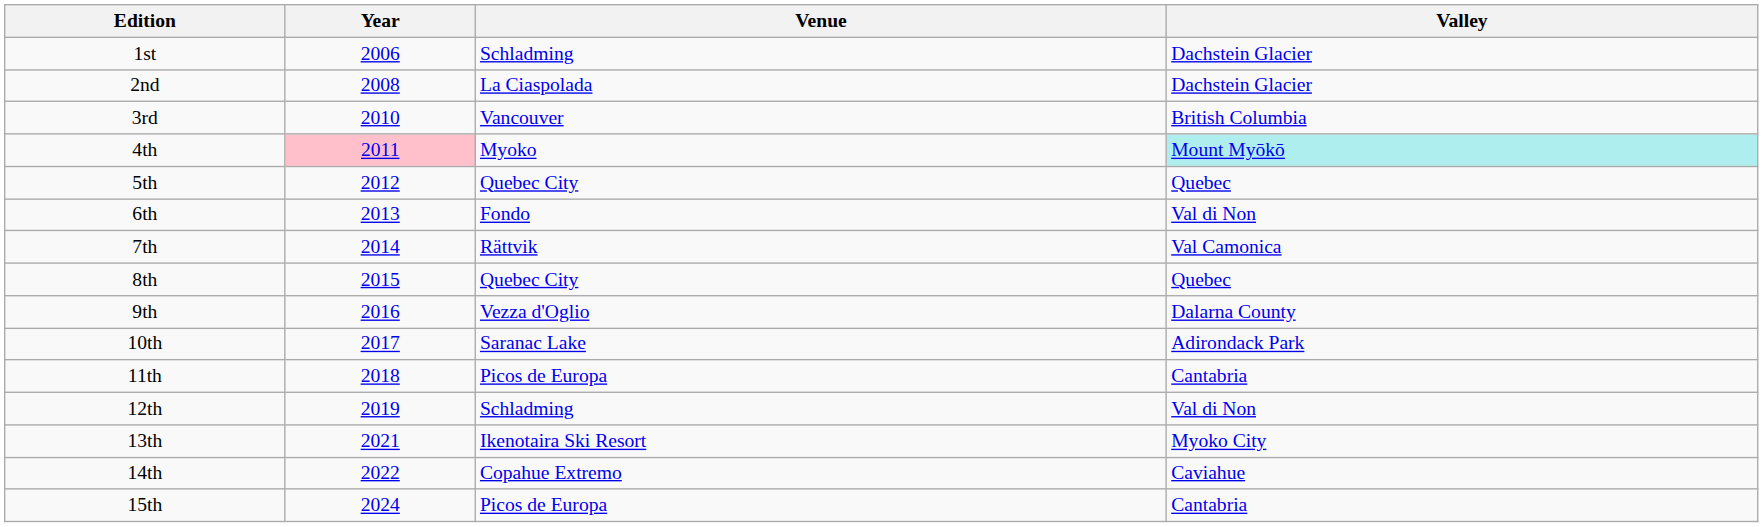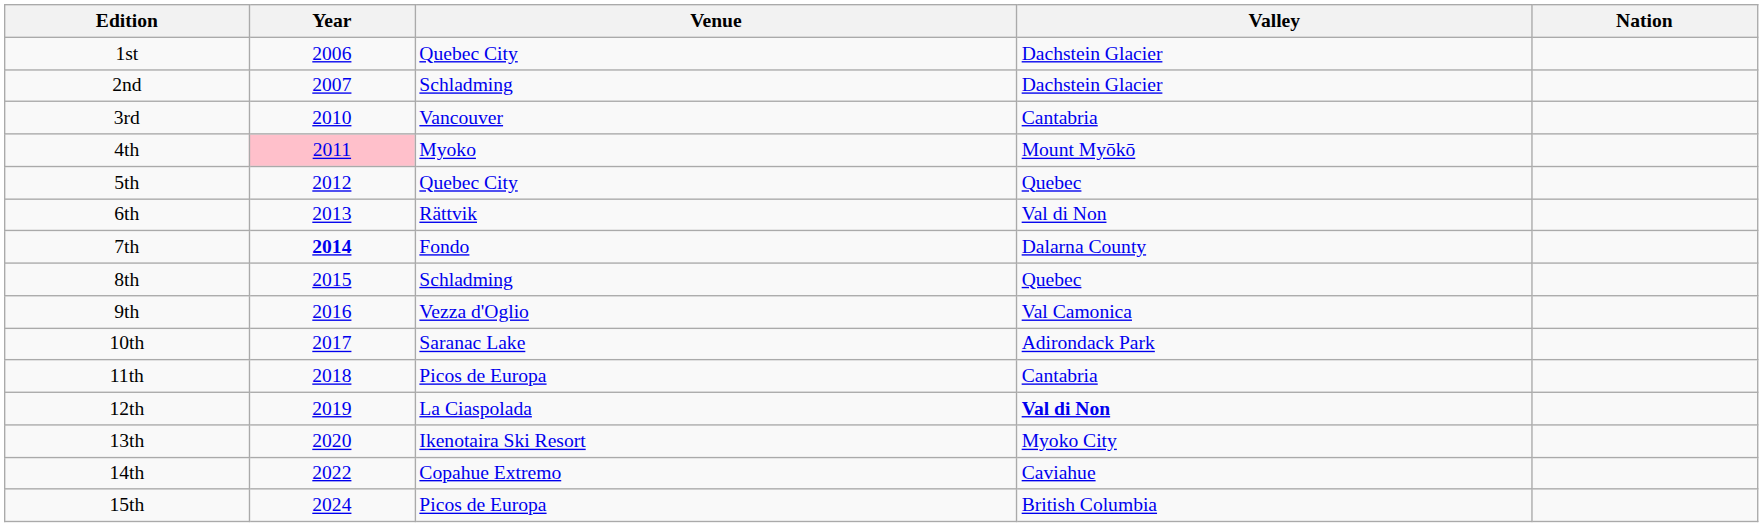+ column: (1644, 21)
(527, 53) Schladming -> (469, 53) Quebec City
(380, 85) 2008 -> (332, 85) 2007
(536, 85) La Ciaspolada -> (466, 85) Schladming
(1239, 117) British Columbia -> (1060, 117) Cantabria
(1228, 150) paleturquoise background -> (1078, 150) no background
(505, 214) Fondo -> (448, 214) Rättvik
(380, 247) normal -> (332, 247) bold
(509, 247) Rättvik -> (444, 247) Fondo
(1226, 247) Val Camonica -> (1084, 247) Dalarna County
(529, 279) Quebec City -> (466, 279) Schladming
(1233, 311) Dalarna County -> (1077, 311) Val Camonica
(527, 408) Schladming -> (476, 408) La Ciaspolada
(1214, 408) normal -> (1066, 408) bold
(380, 440) 2021 -> (332, 440) 2020
(1209, 505) Cantabria -> (1089, 505) British Columbia
